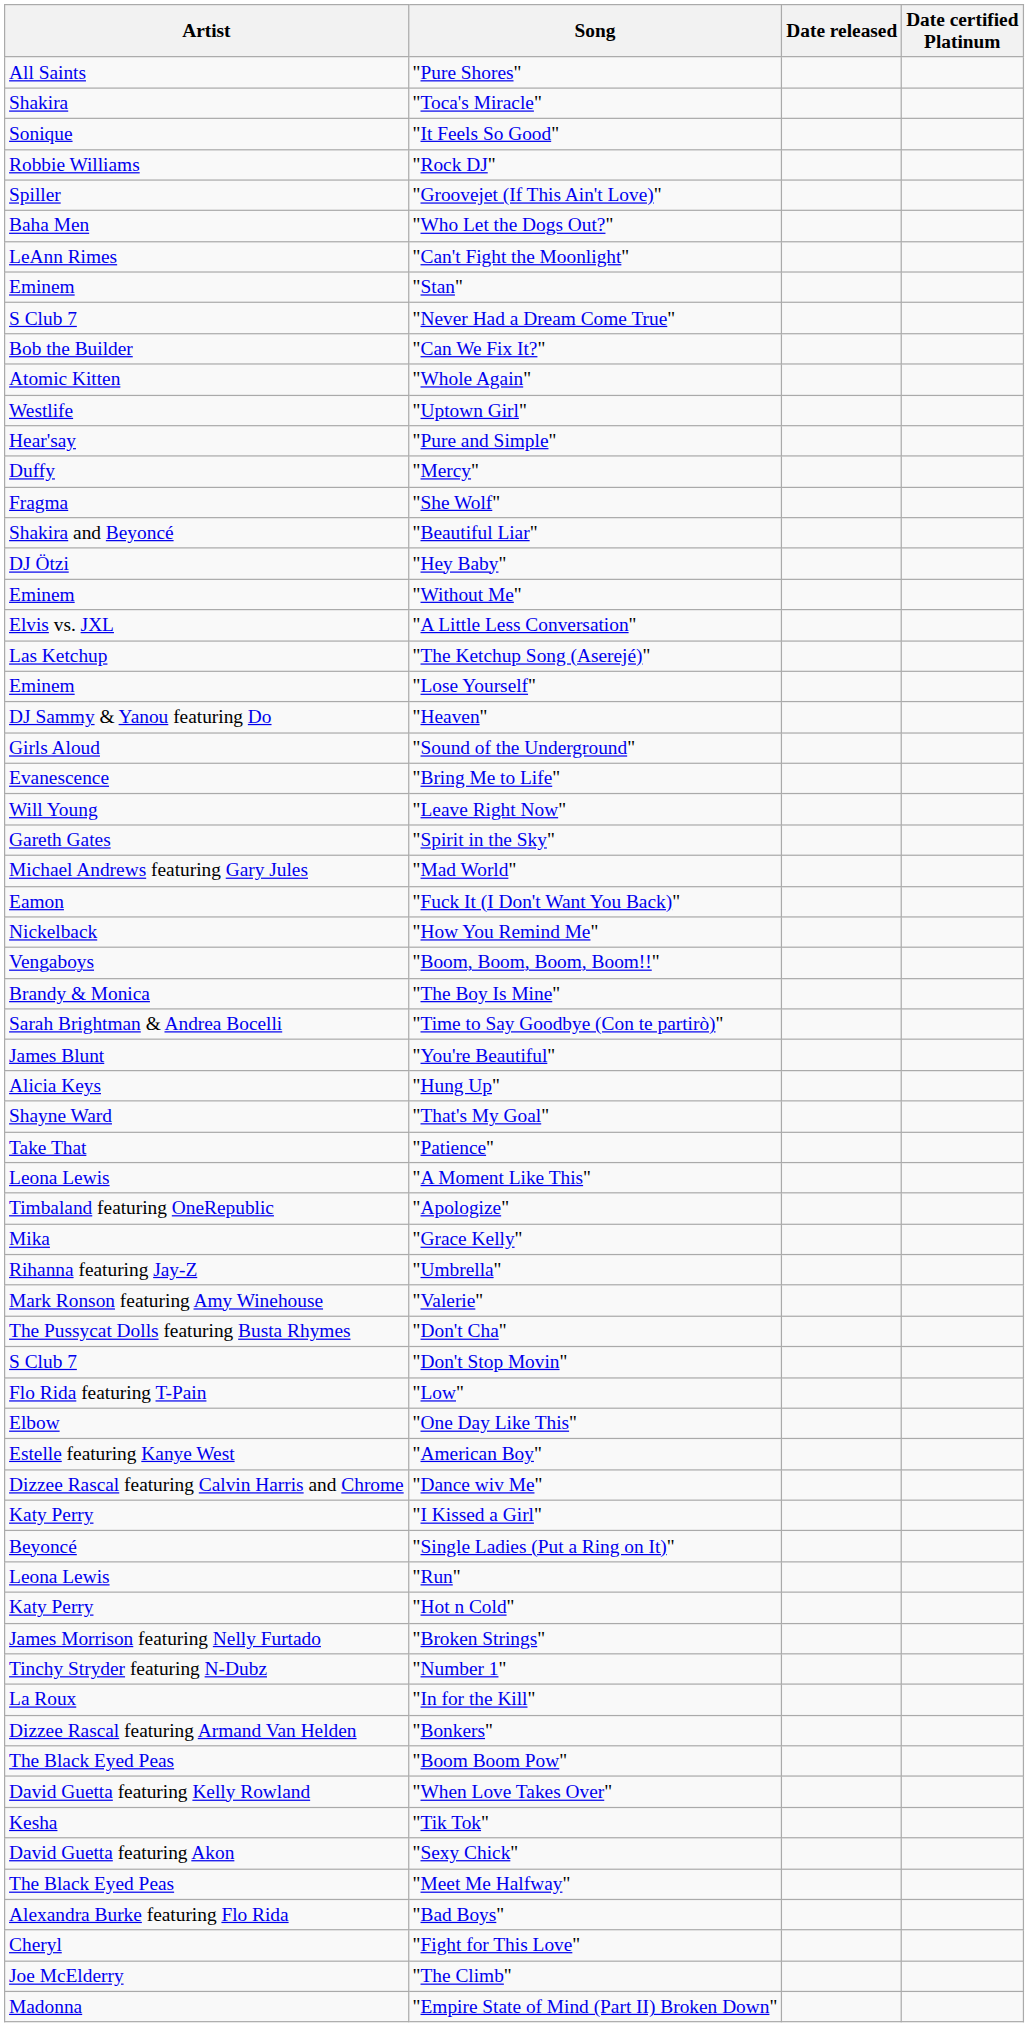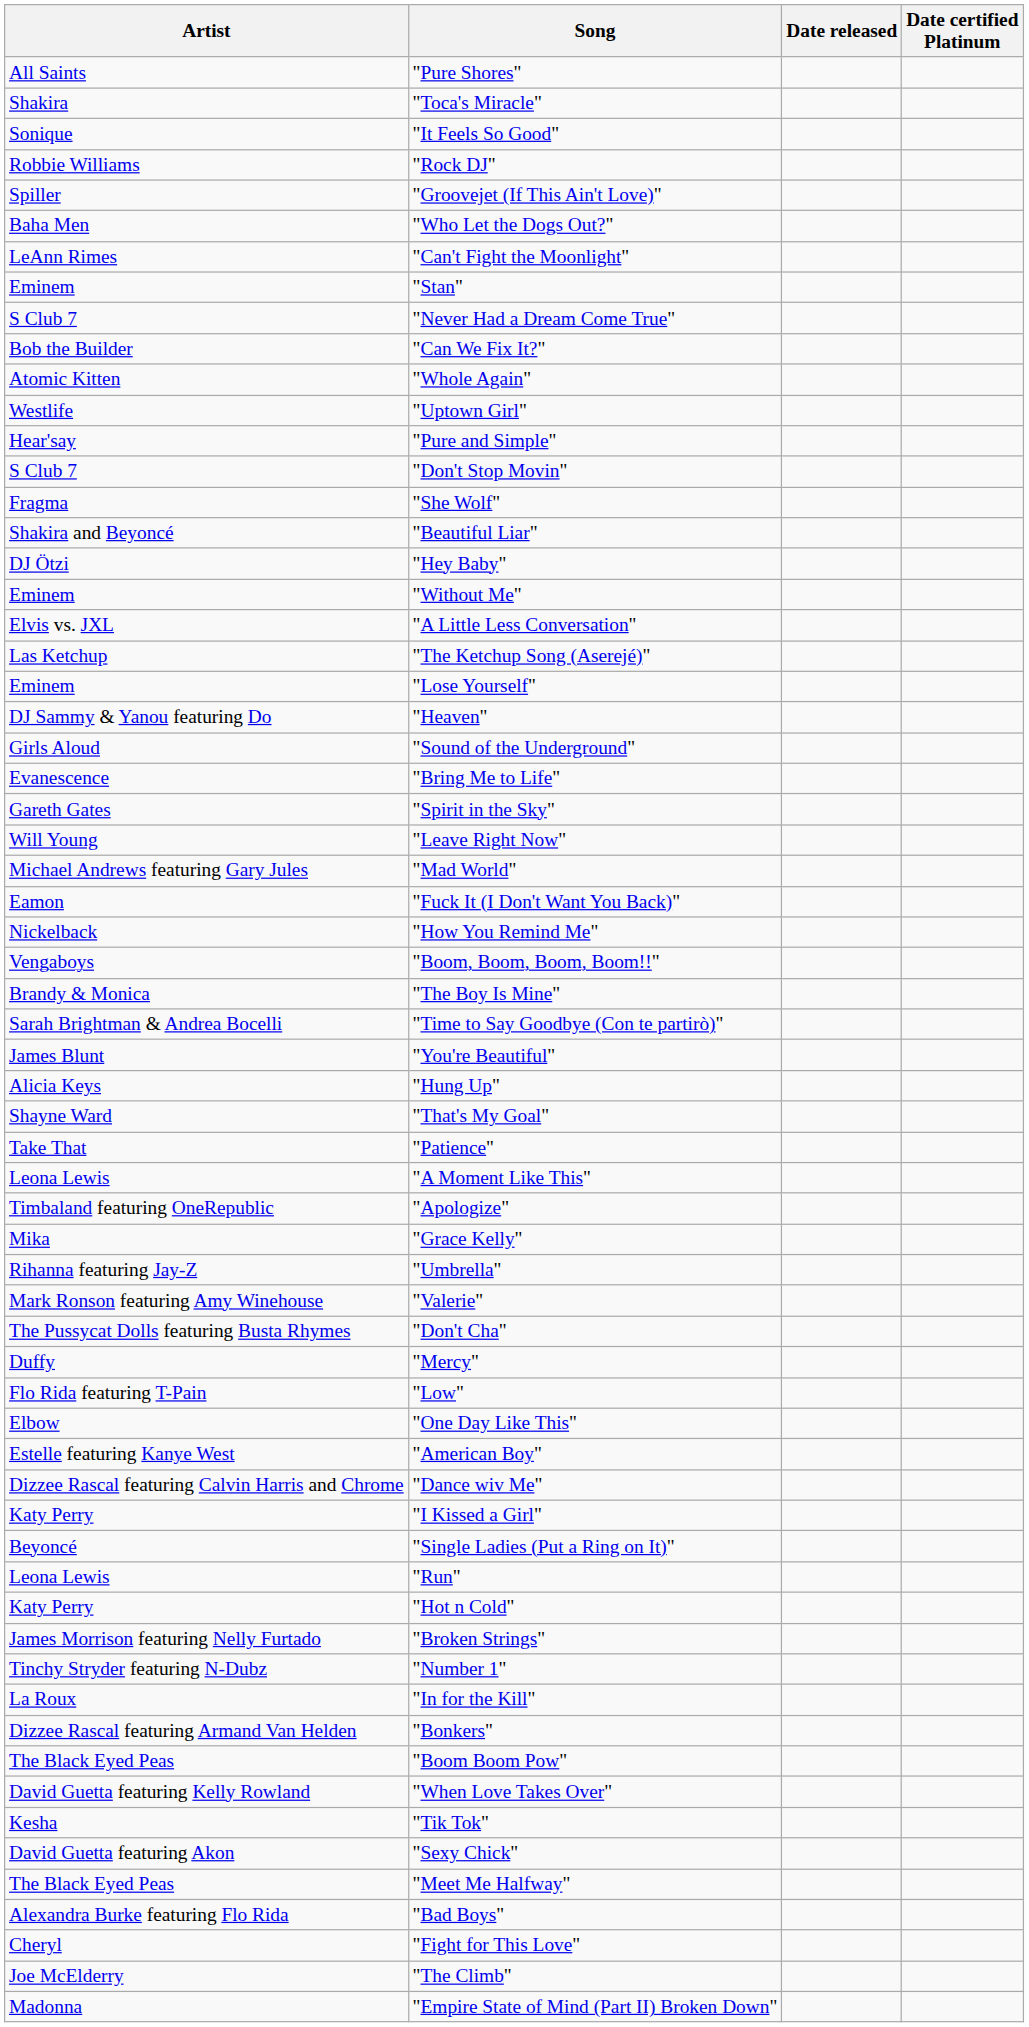rows swapped: (490, 1361) <-> (446, 471)
rows swapped: (484, 839) <-> (489, 809)
